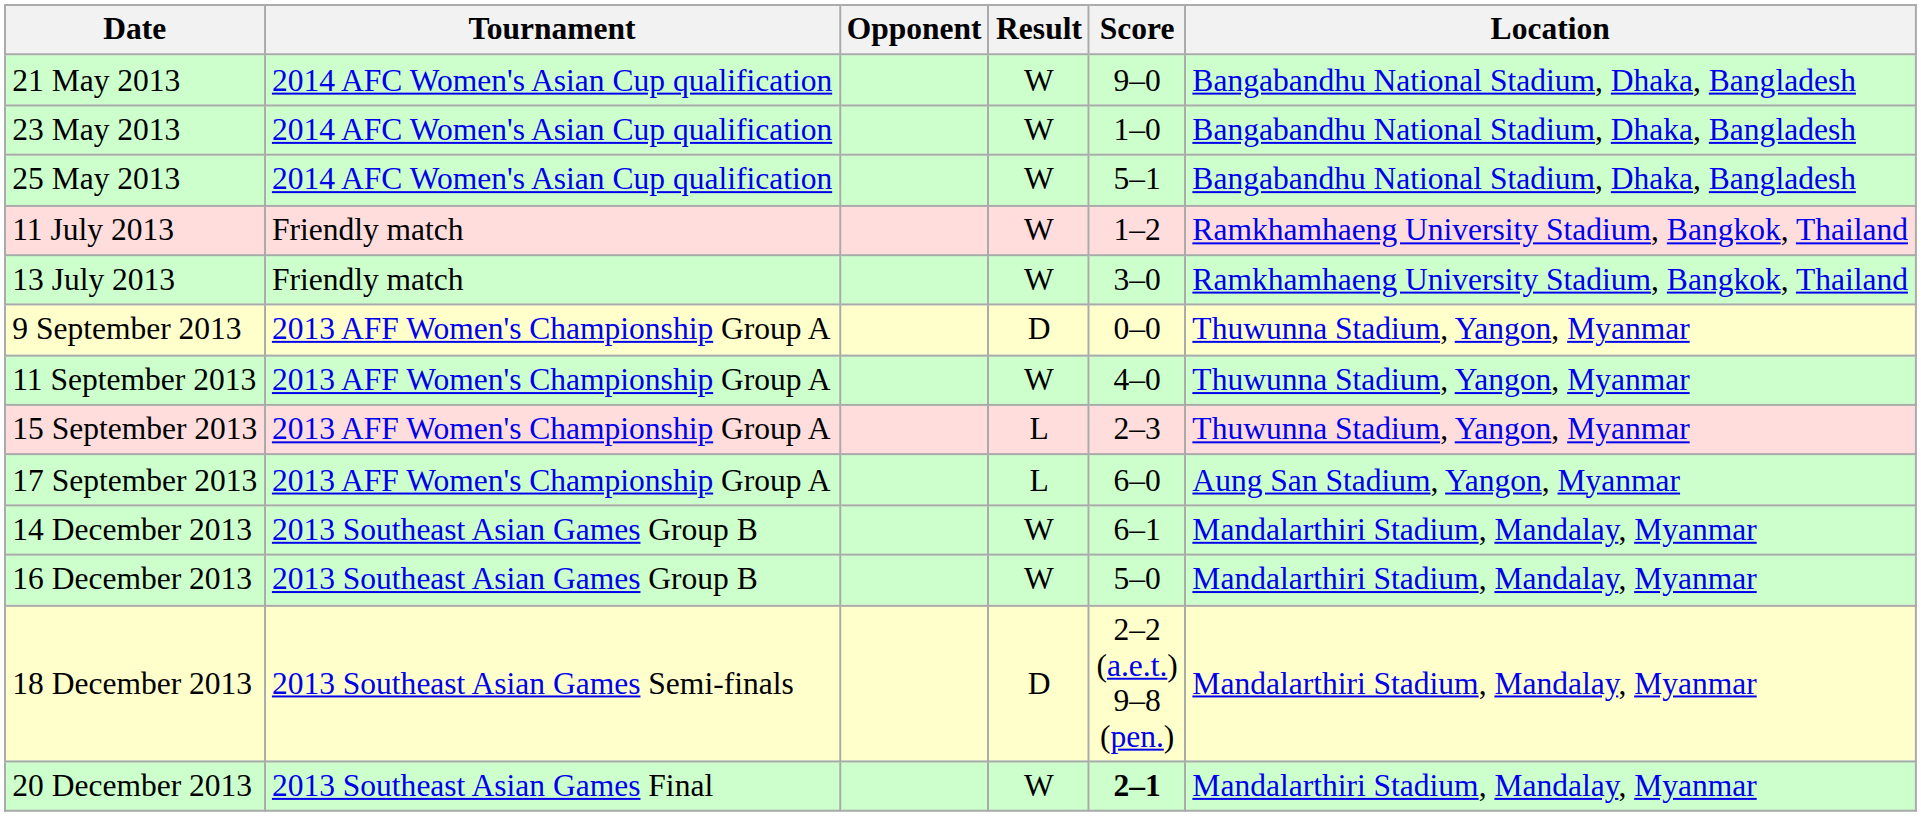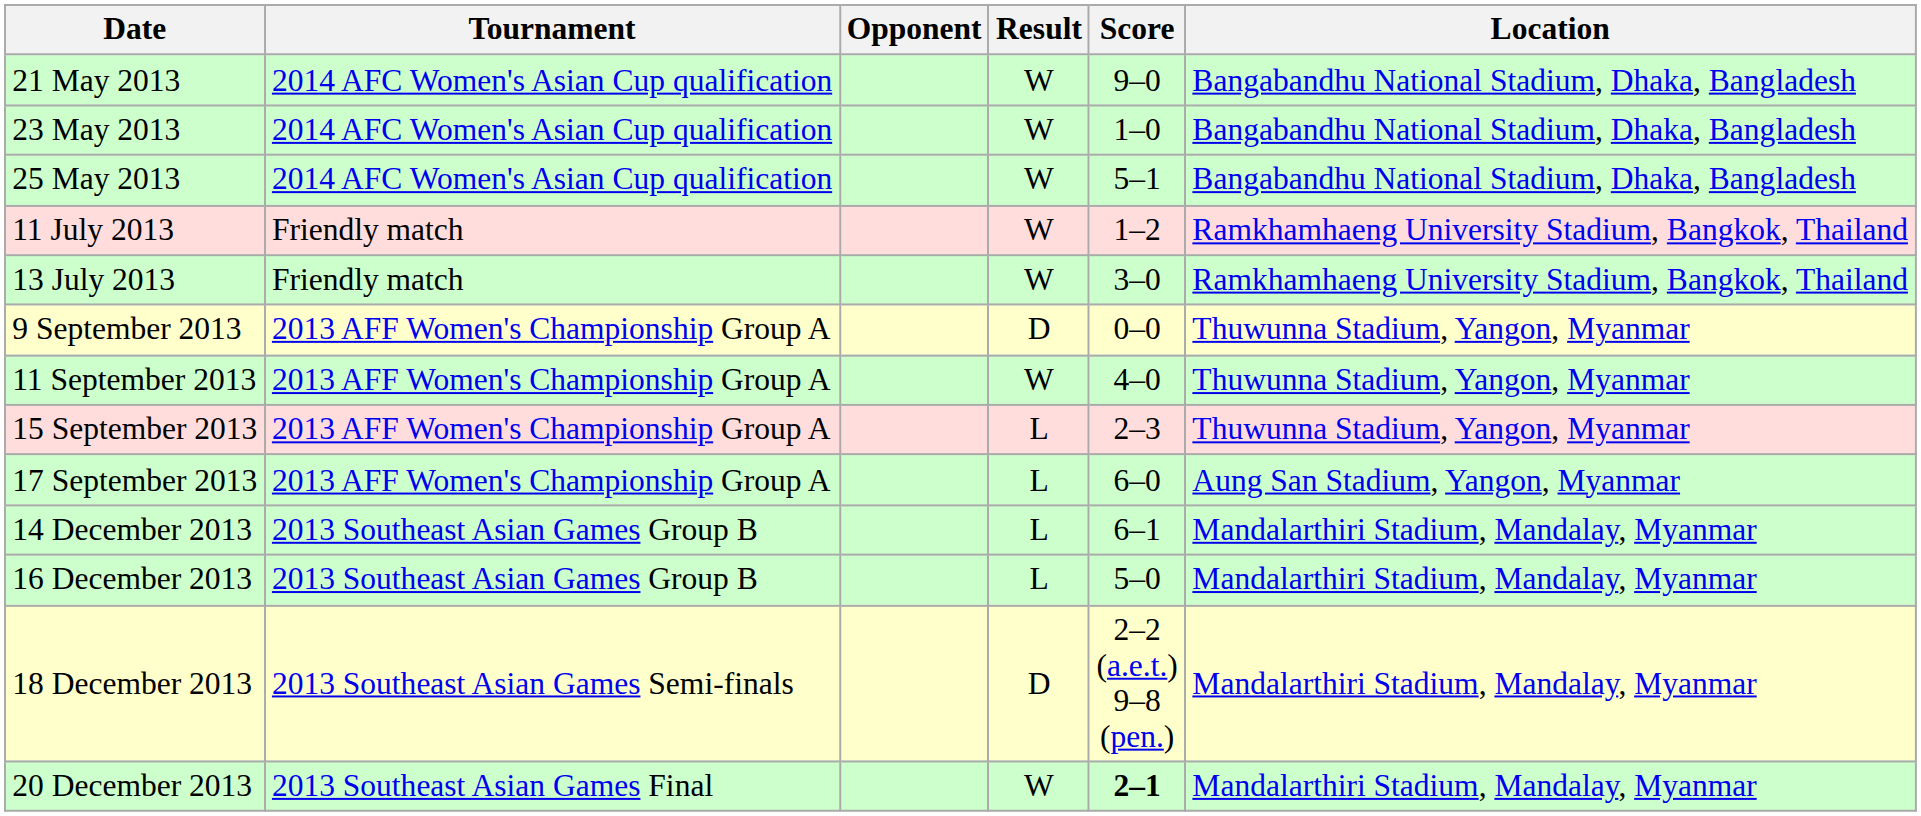(1039, 529) W -> (1039, 529) L
(1039, 579) W -> (1039, 579) L
